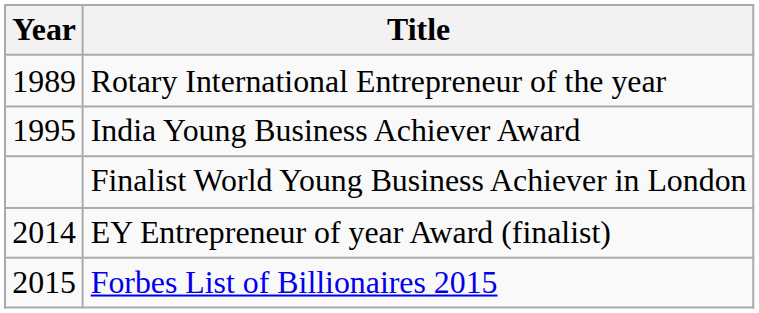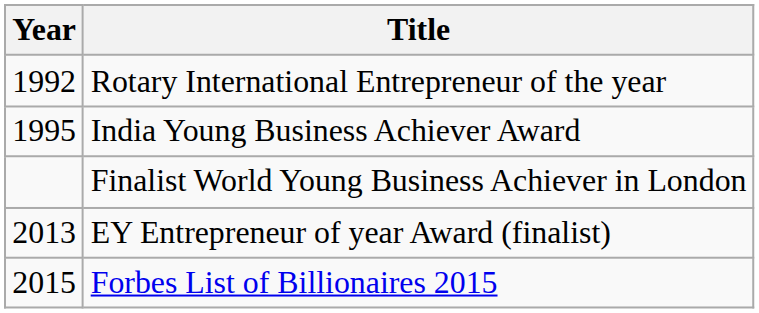(44, 80) 1989 -> (44, 80) 1992
(44, 231) 2014 -> (44, 231) 2013
